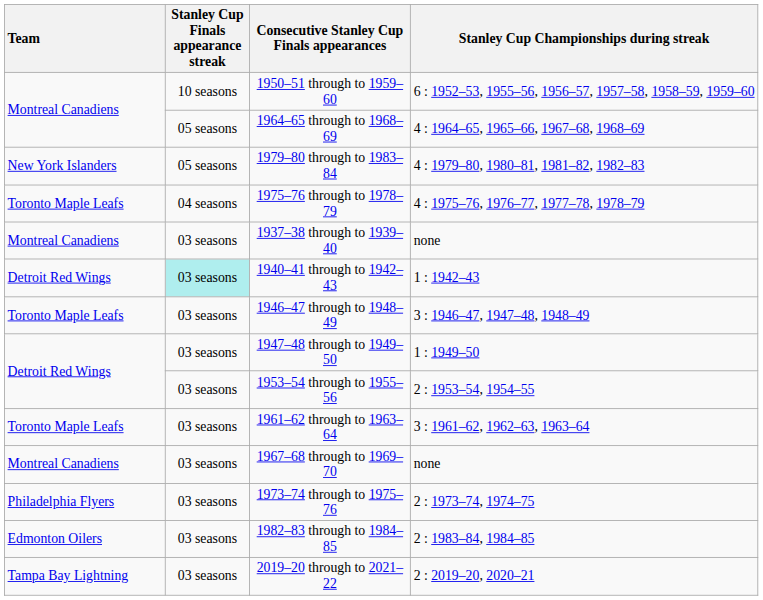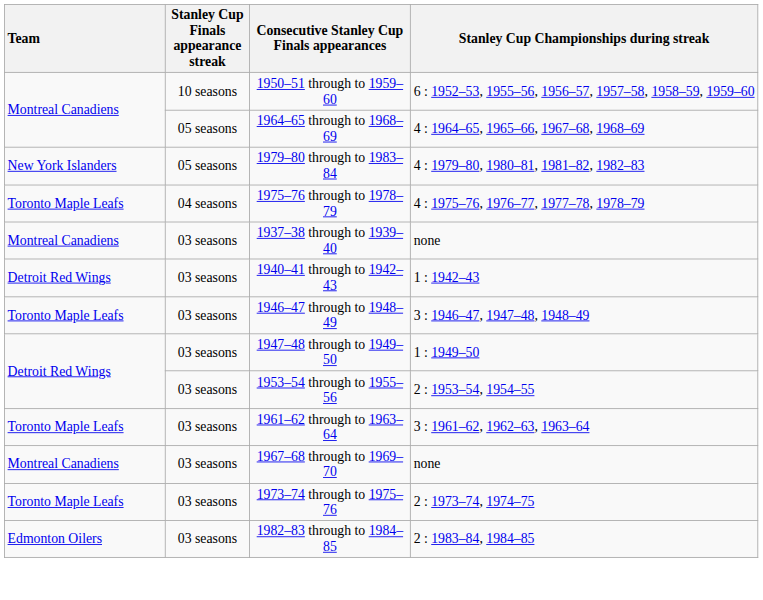(207, 277) paleturquoise background -> (207, 277) no background
(61, 501) Philadelphia Flyers -> (66, 501) Toronto Maple Leafs
- row: (330, 576)
